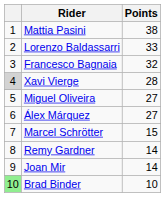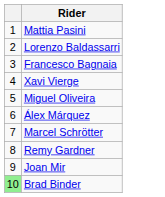- column: (141, 13)
(13, 81) lightgrey background -> (13, 81) no background
